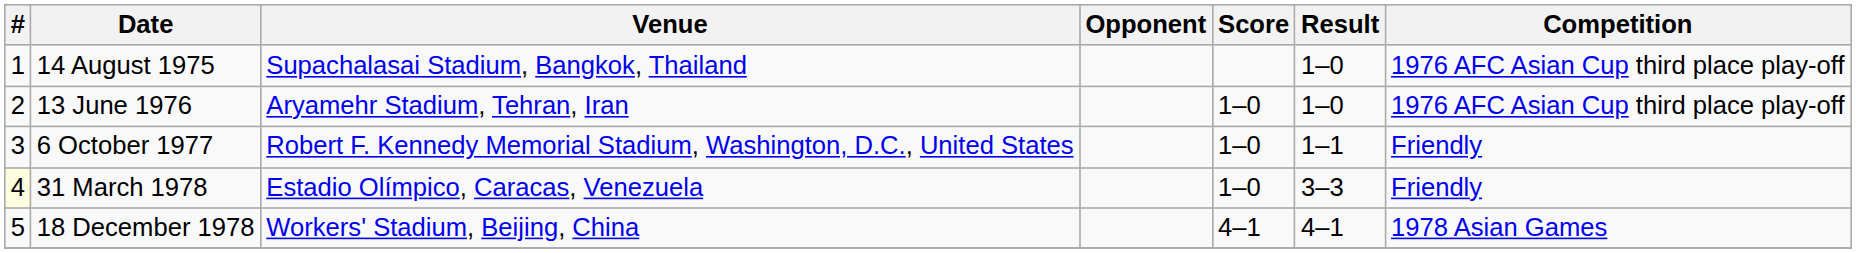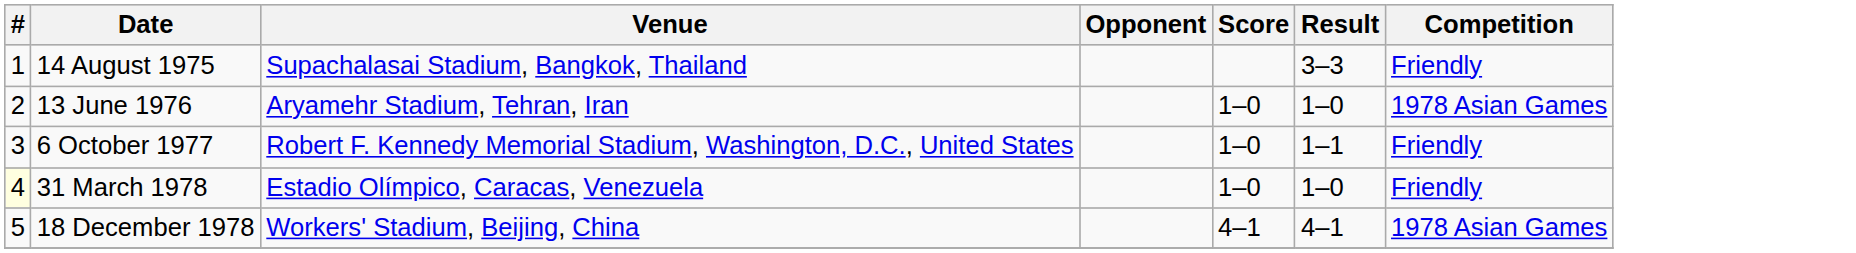(1322, 65) 1–0 -> (1322, 65) 3–3
(1618, 65) 1976 AFC Asian Cup third place play-off -> (1437, 65) Friendly
(1618, 106) 1976 AFC Asian Cup third place play-off -> (1499, 106) 1978 Asian Games
(1322, 187) 3–3 -> (1322, 187) 1–0
